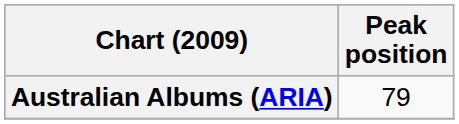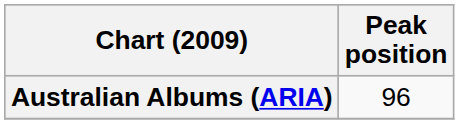(396, 97) 79 -> (396, 97) 96
